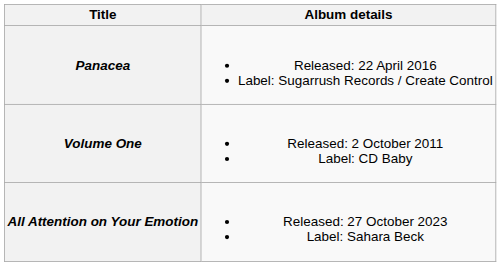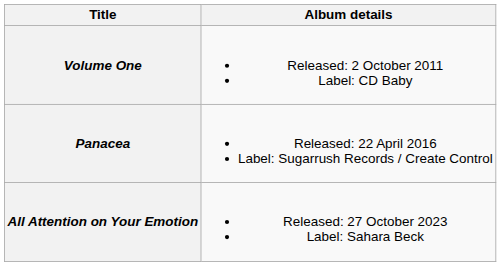rows swapped: (103, 143) <-> (103, 65)
